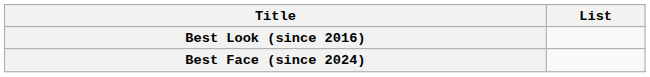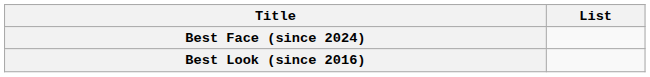rows swapped: (275, 38) <-> (275, 60)
